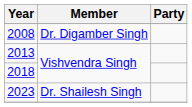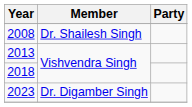(94, 33) Dr. Digamber Singh -> (91, 33) Dr. Shailesh Singh
(91, 92) Dr. Shailesh Singh -> (94, 92) Dr. Digamber Singh
